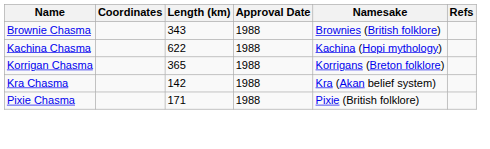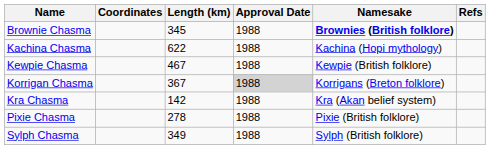(177, 30) 343 -> (177, 30) 345
(378, 30) normal -> (385, 30) bold
+ row: (47, 65)
(177, 65) 365 -> (177, 83) 367
(248, 65) no background -> (248, 83) lightgrey background
(177, 100) 171 -> (177, 118) 278
+ row: (43, 135)
